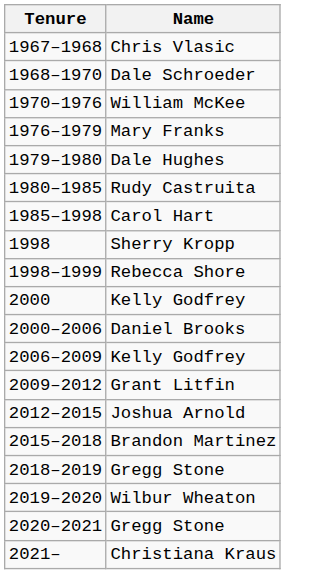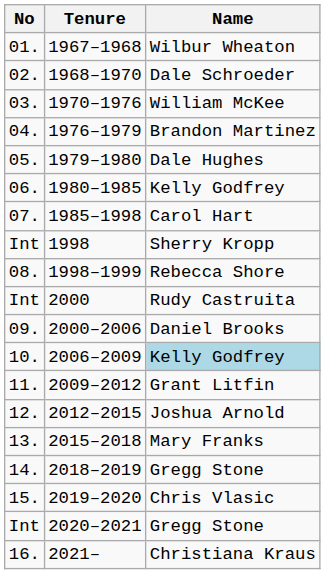+ column: (24, 19)
(173, 47) Chris Vlasic -> (222, 47) Wilbur Wheaton
(167, 131) Mary Franks -> (233, 131) Brandon Martinez
(183, 188) Rudy Castruita -> (217, 188) Kelly Godfrey
(178, 301) Kelly Godfrey -> (222, 301) Rudy Castruita
(178, 357) no background -> (217, 357) lightblue background
(193, 441) Brandon Martinez -> (207, 441) Mary Franks
(183, 498) Wilbur Wheaton -> (212, 498) Chris Vlasic
